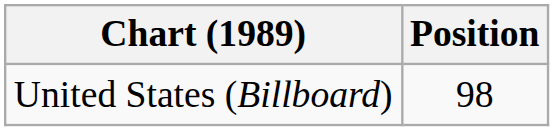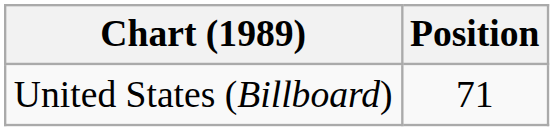(475, 93) 98 -> (475, 93) 71
